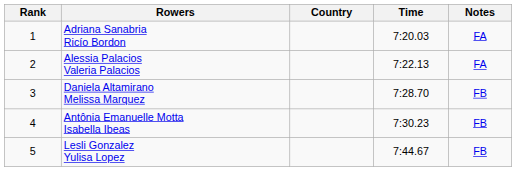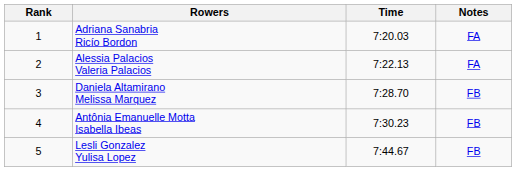- column: (332, 13)
